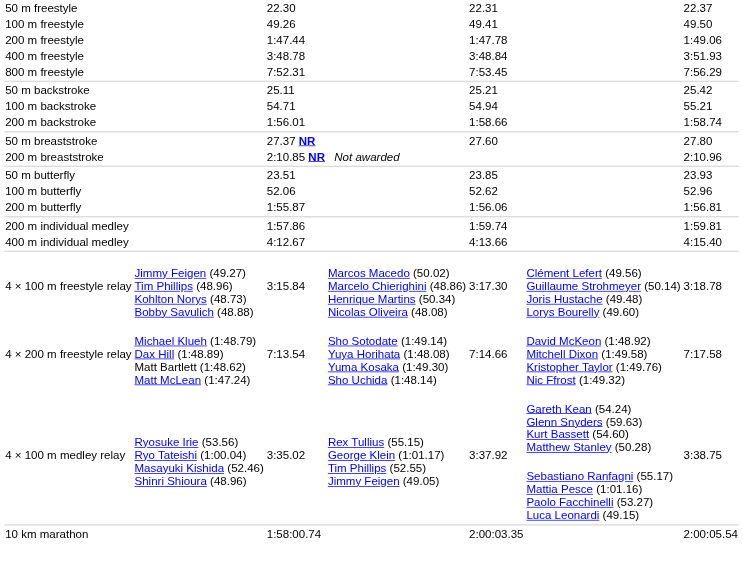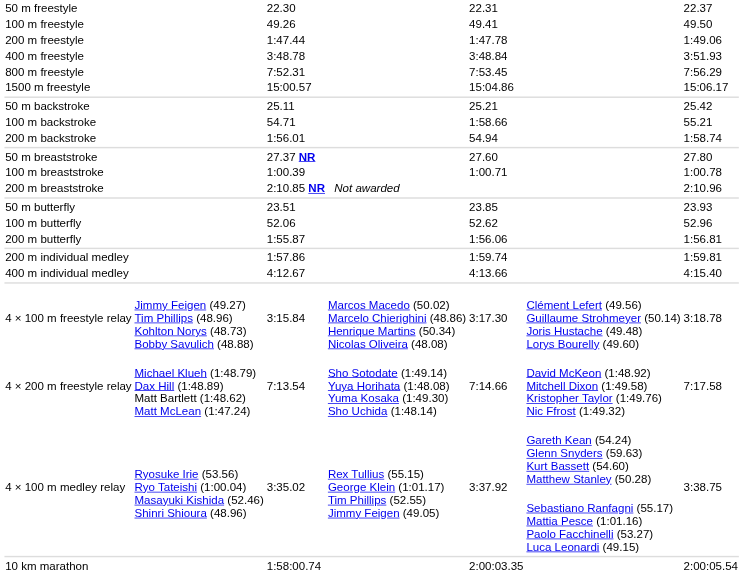+ row: (48, 87)
(483, 106) 54.94 -> (488, 122) 1:58.66
(488, 122) 1:58.66 -> (483, 138) 54.94
+ row: (54, 172)
